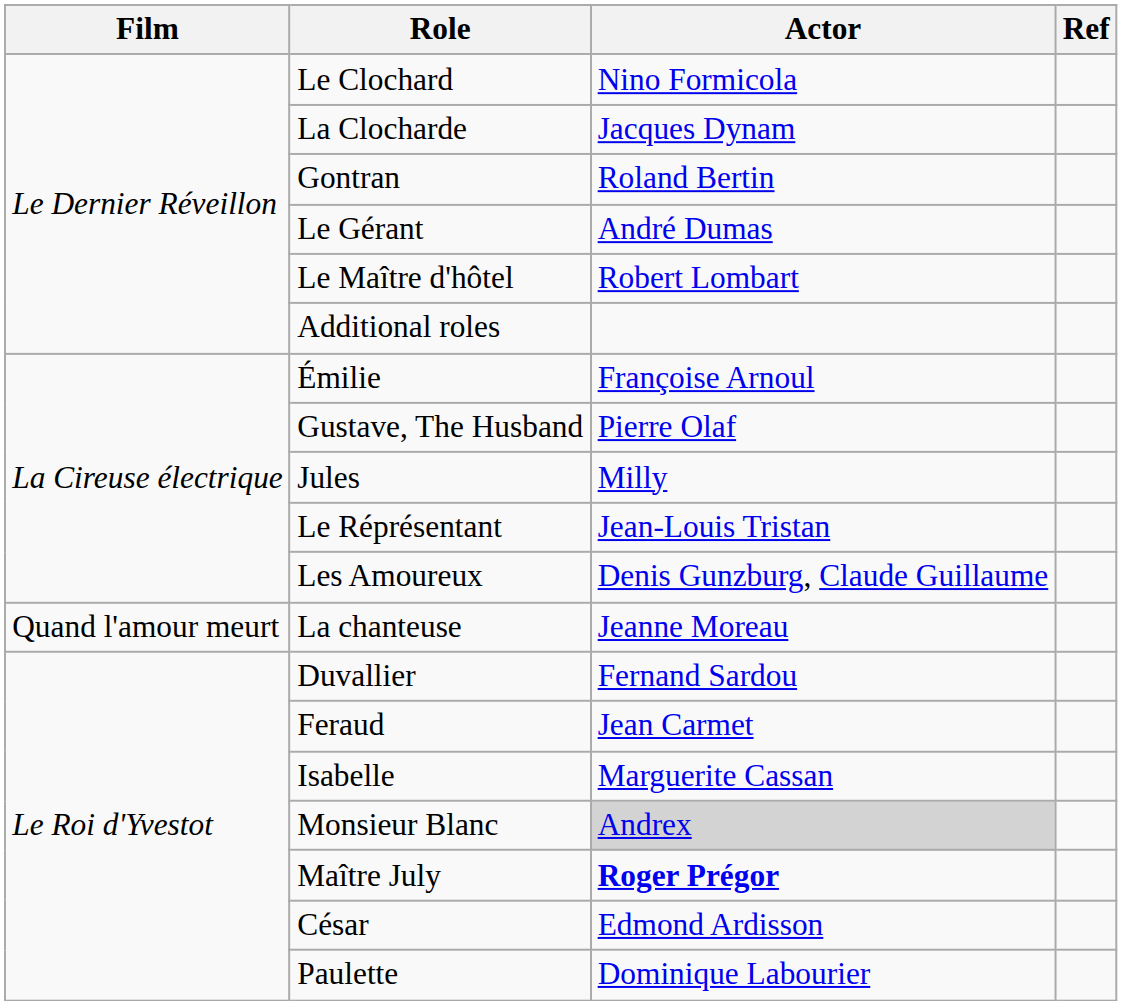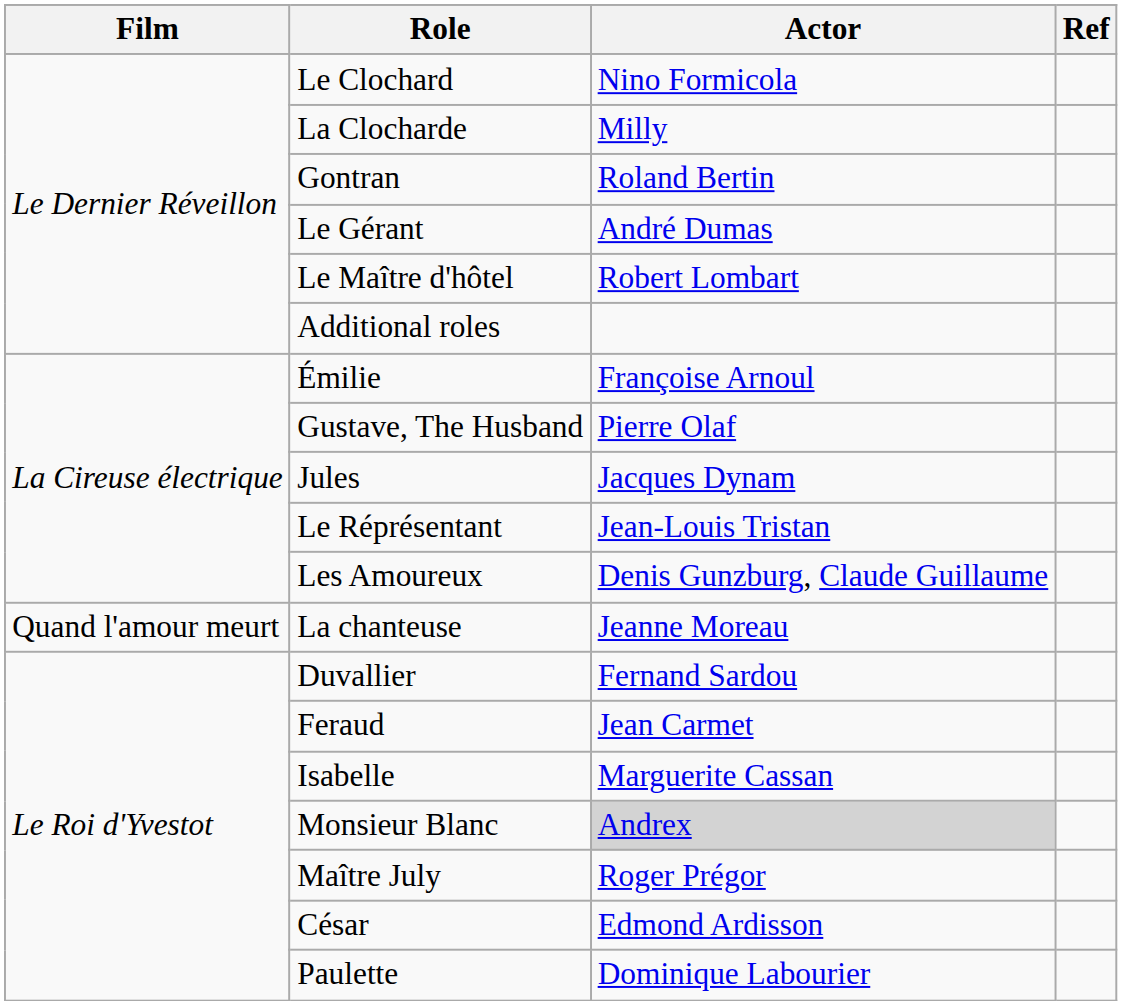(697, 128) Jacques Dynam -> (633, 128) Milly
(633, 476) Milly -> (697, 476) Jacques Dynam
(688, 874) bold -> (682, 874) normal
